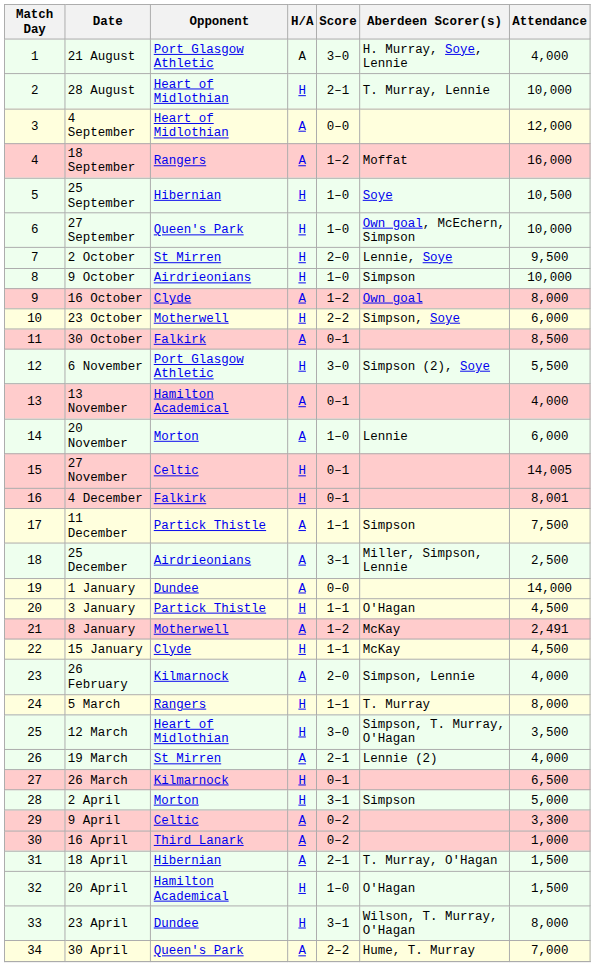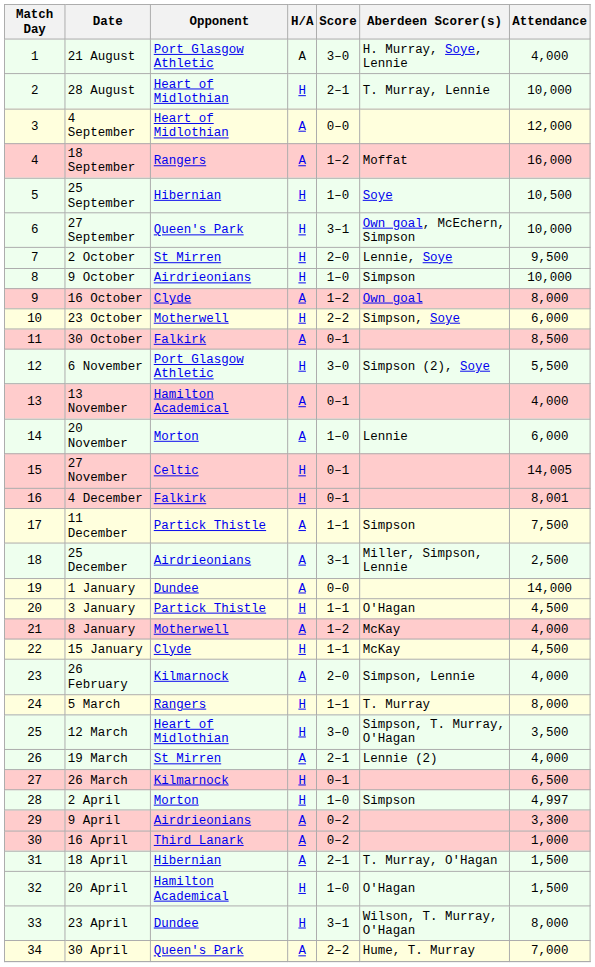(338, 230) 1–0 -> (338, 230) 3–1
(550, 629) 2,491 -> (550, 629) 4,000
(338, 800) 3–1 -> (338, 800) 1–0
(550, 800) 5,000 -> (550, 800) 4,997
(176, 821) Celtic -> (202, 821) Airdrieonians
